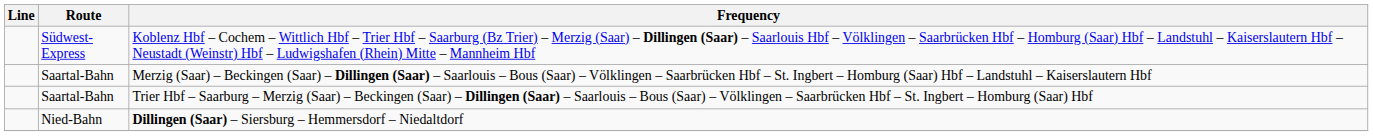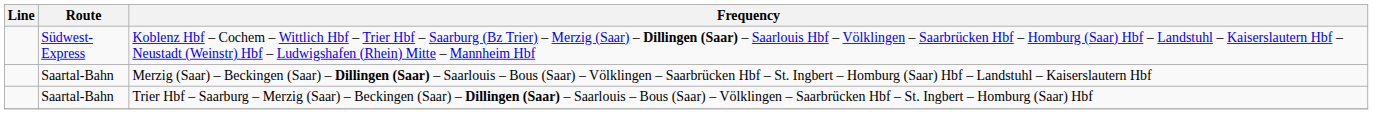- row: (298, 119)
